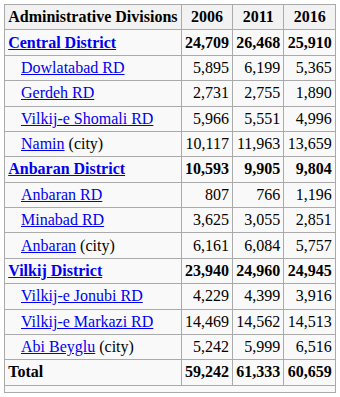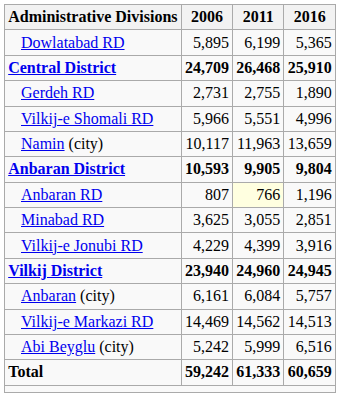rows swapped: (62, 42) <-> (73, 67)
(268, 194) no background -> (268, 194) lightyellow background
rows swapped: (68, 245) <-> (82, 296)
